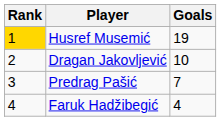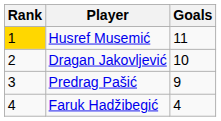(181, 37) 19 -> (181, 37) 11
(177, 82) 7 -> (177, 82) 9
